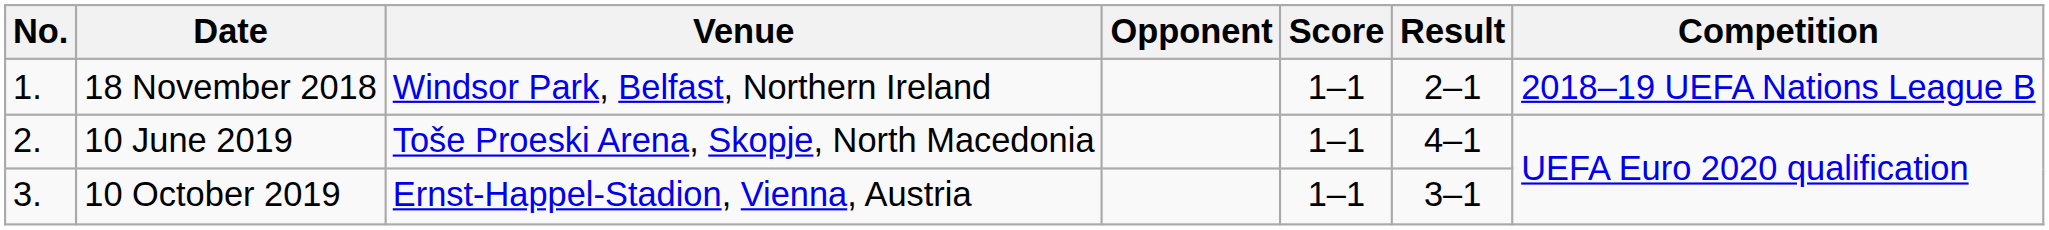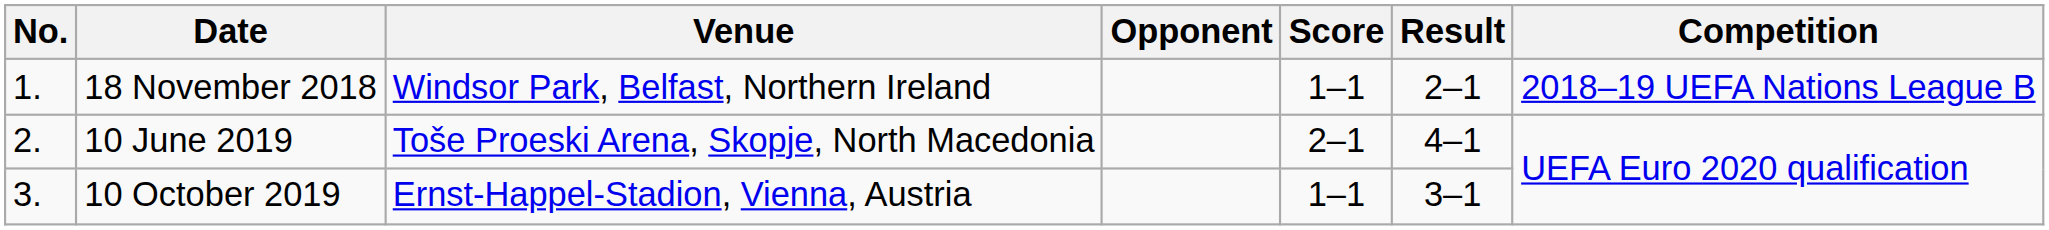(1336, 140) 1–1 -> (1336, 140) 2–1
